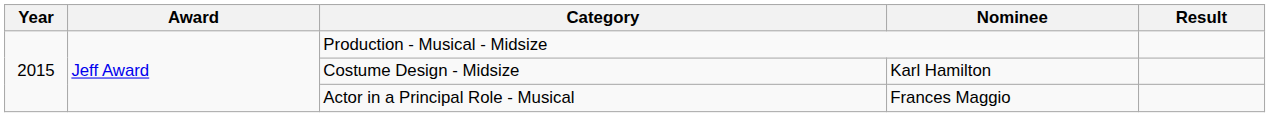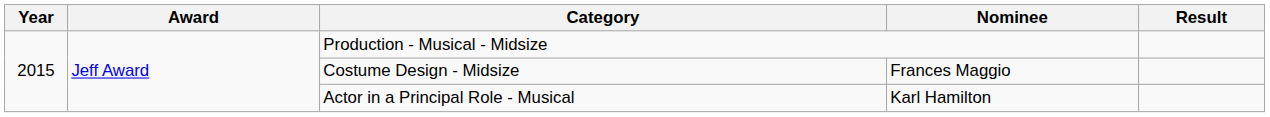(941, 71) Karl Hamilton -> (950, 71) Frances Maggio
(950, 97) Frances Maggio -> (941, 97) Karl Hamilton
